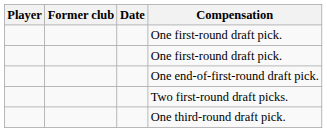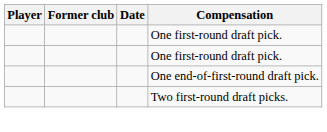- row: (25, 118)
